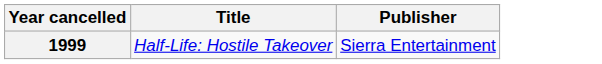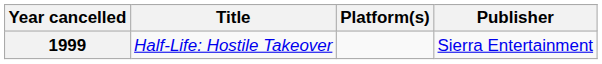+ column: (385, 17)
